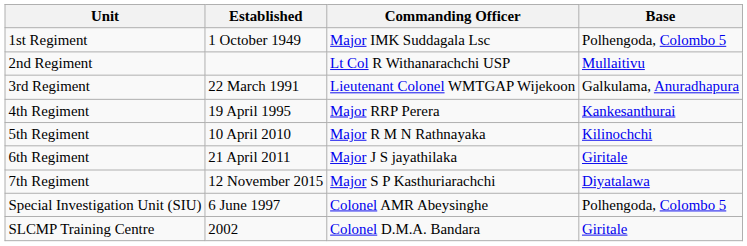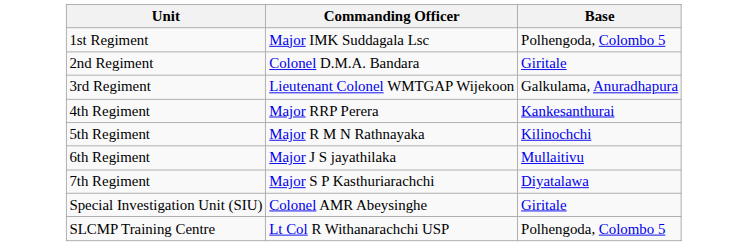- column: (266, 16)
(420, 63) Lt Col R Withanarachchi USP -> (344, 63) Colonel D.M.A. Bandara
(613, 63) Mullaitivu -> (544, 63) Giritale
(605, 157) Giritale -> (553, 157) Mullaitivu
(654, 205) Polhengoda, Colombo 5 -> (544, 205) Giritale
(405, 228) Colonel D.M.A. Bandara -> (359, 228) Lt Col R Withanarachchi USP
(605, 228) Giritale -> (593, 228) Polhengoda, Colombo 5
